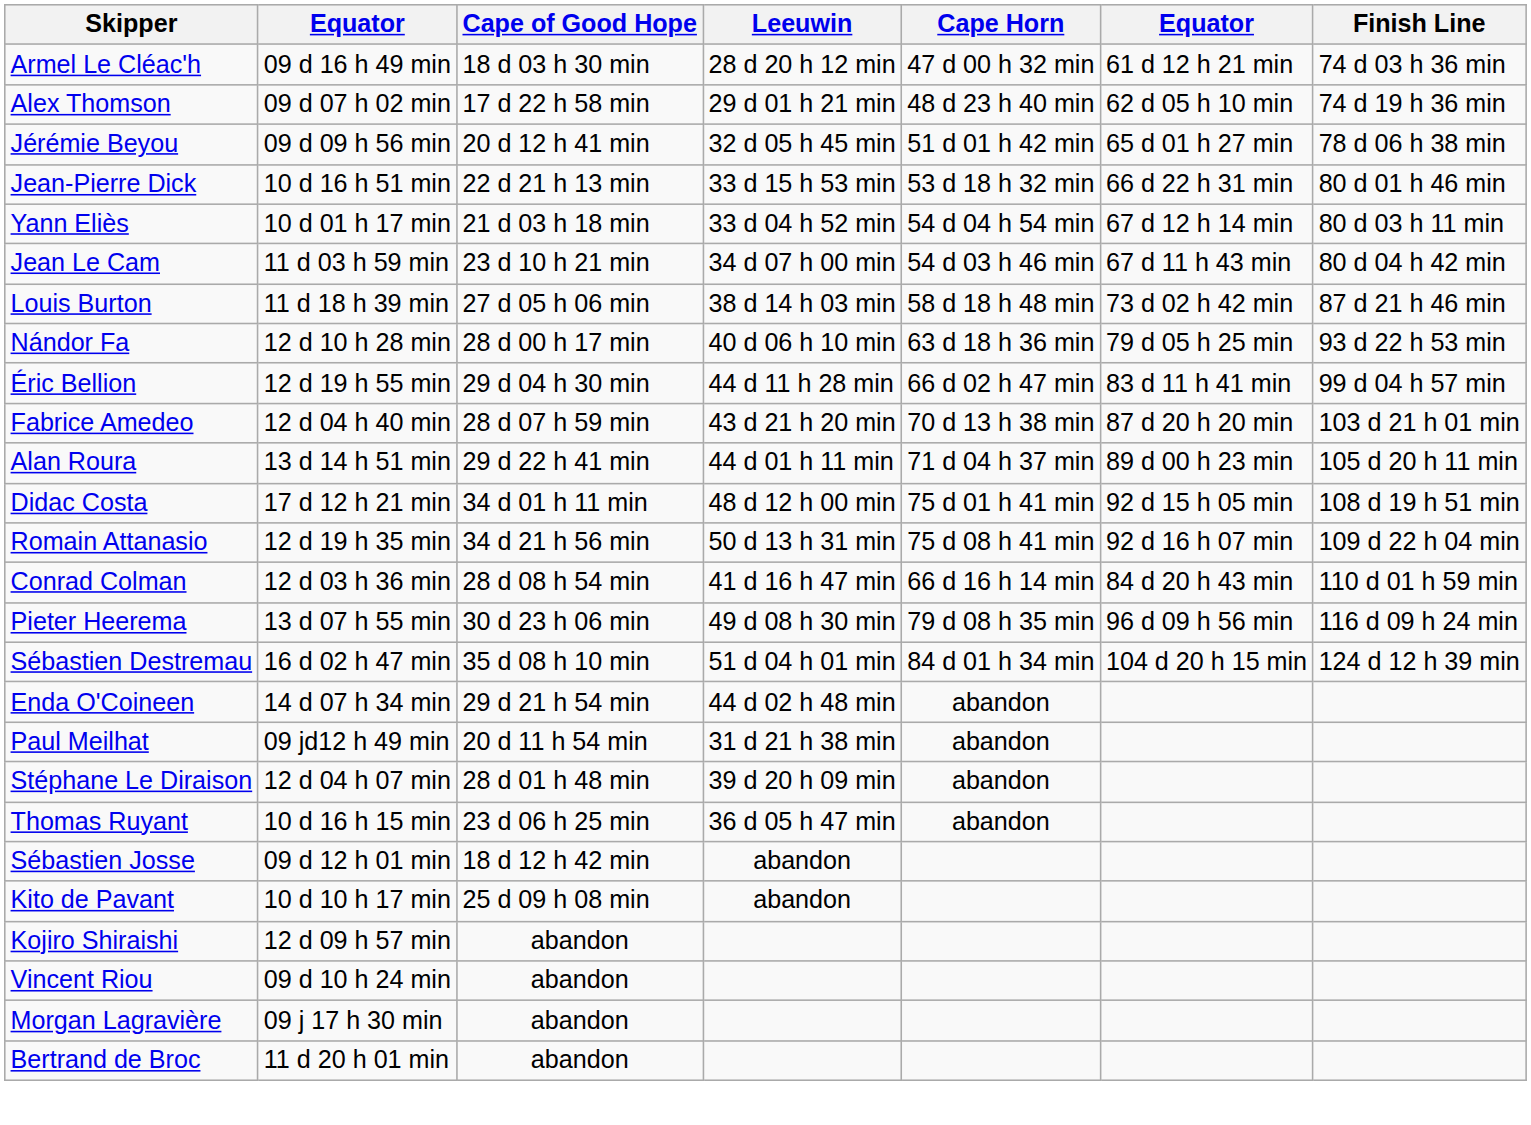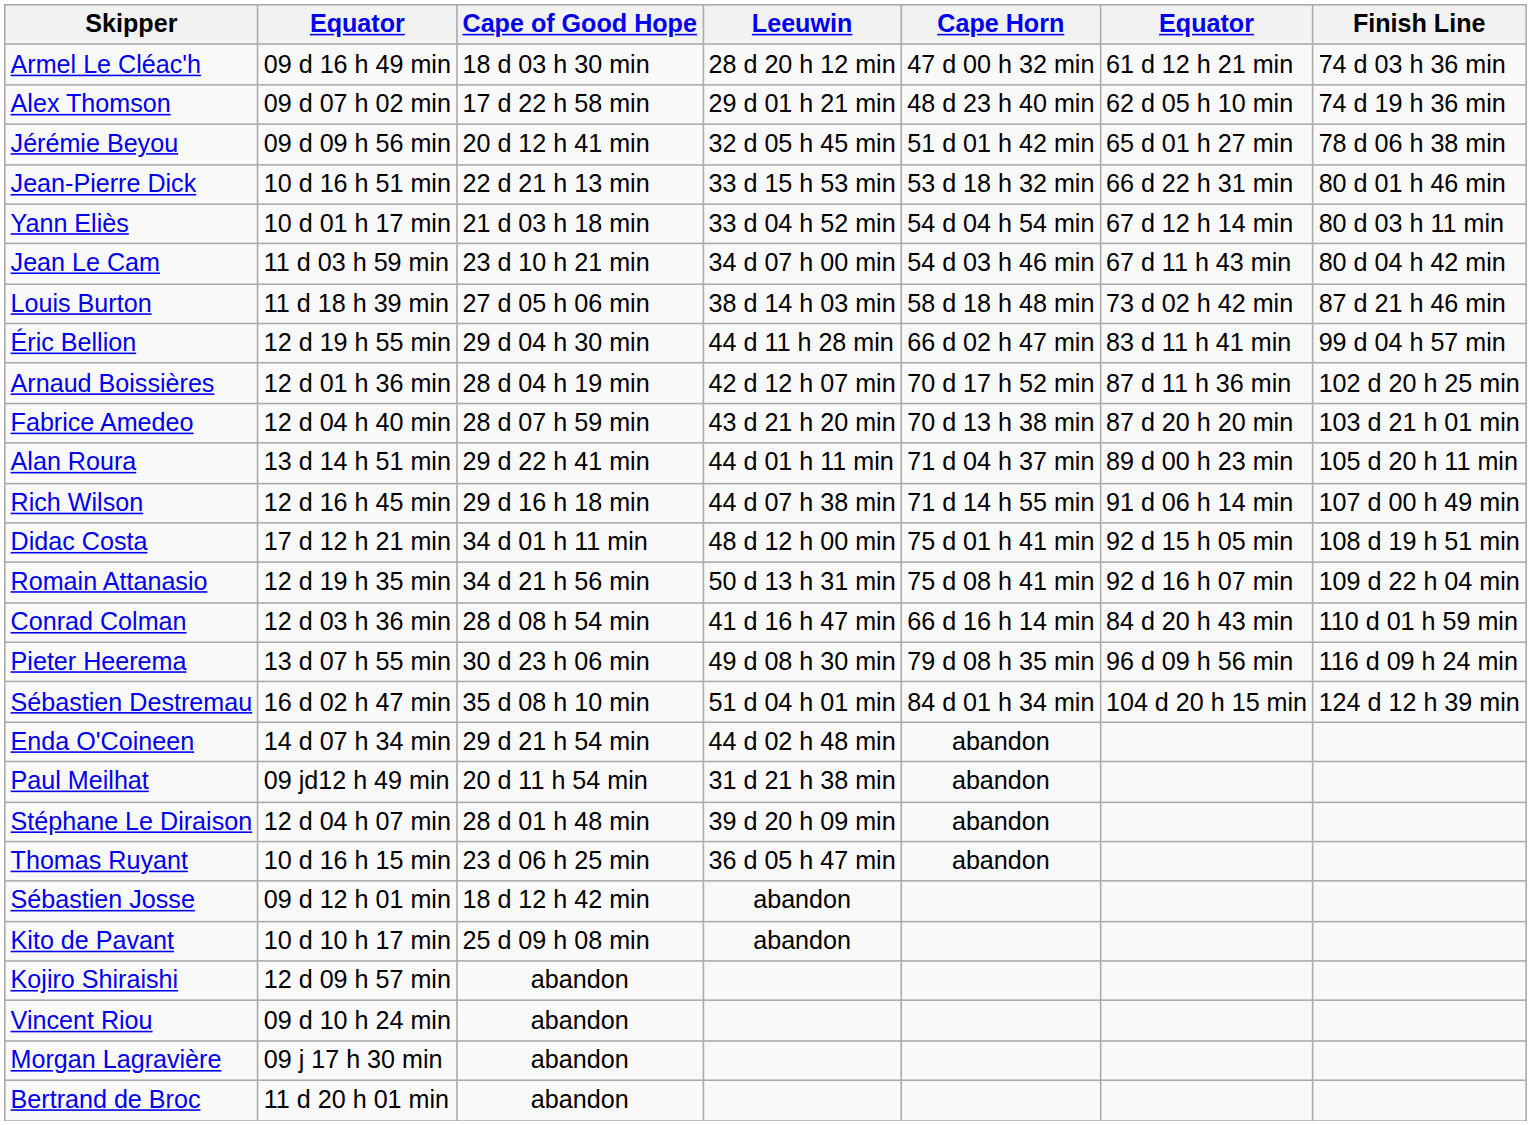- row: (70, 343)
+ row: (113, 382)
+ row: (77, 502)
